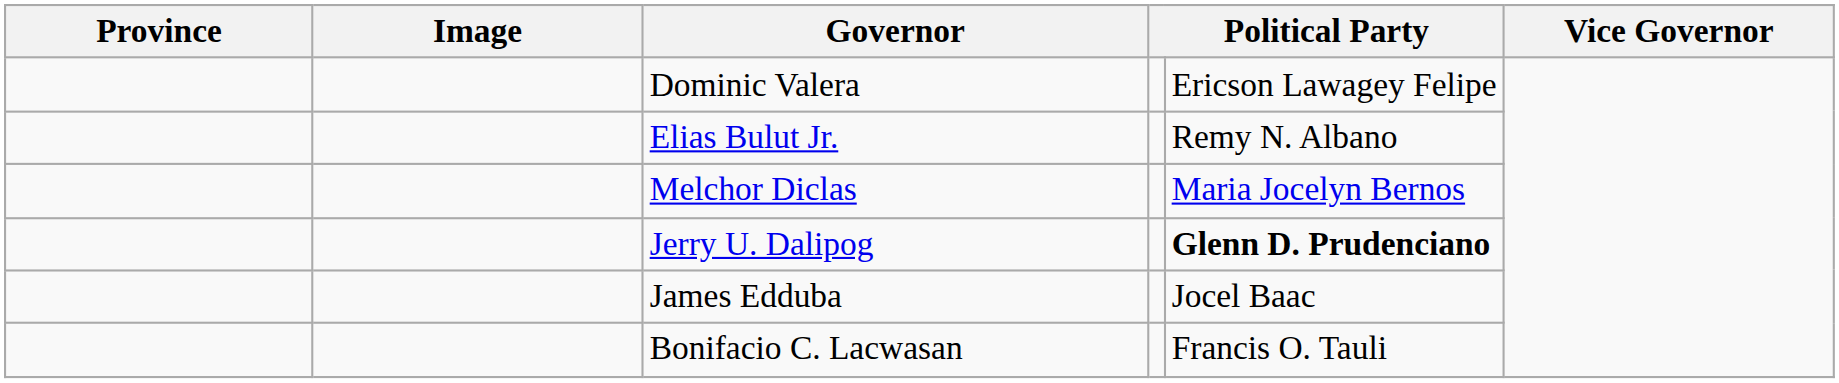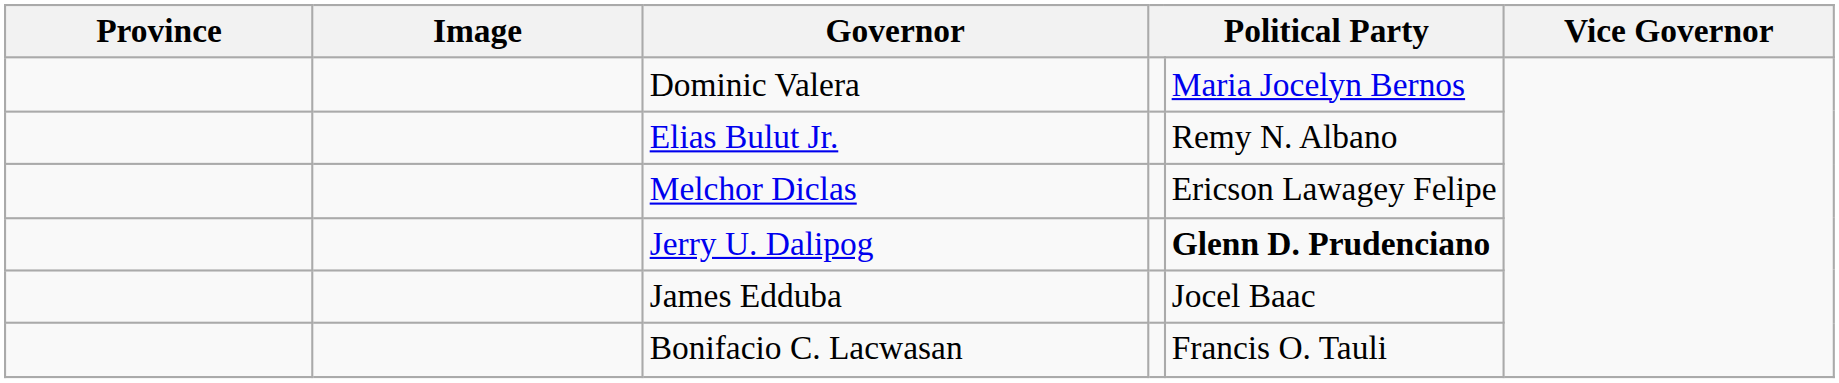(1334, 84) Ericson Lawagey Felipe -> (1318, 84) Maria Jocelyn Bernos
(1318, 190) Maria Jocelyn Bernos -> (1334, 190) Ericson Lawagey Felipe
